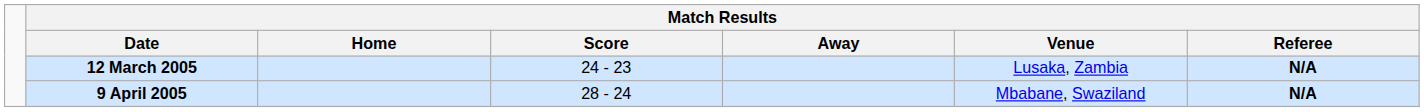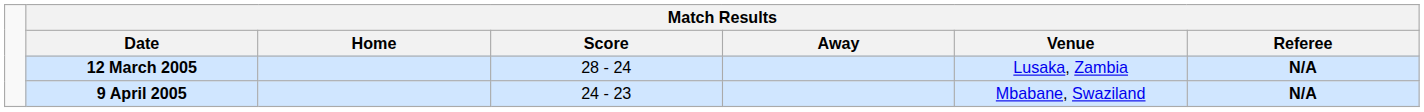(606, 69) 24 - 23 -> (606, 69) 28 - 24
(606, 94) 28 - 24 -> (606, 94) 24 - 23
